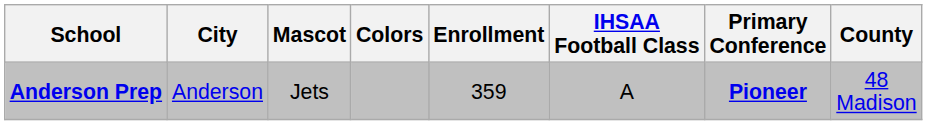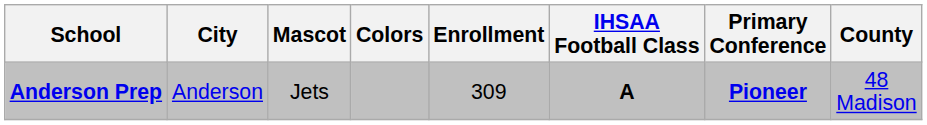(489, 91) 359 -> (489, 91) 309
(627, 91) normal -> (627, 91) bold
